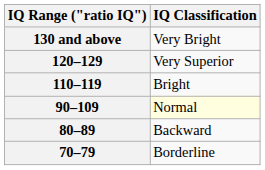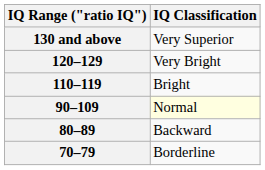(187, 38) Very Bright -> (193, 38) Very Superior
(193, 61) Very Superior -> (187, 61) Very Bright
